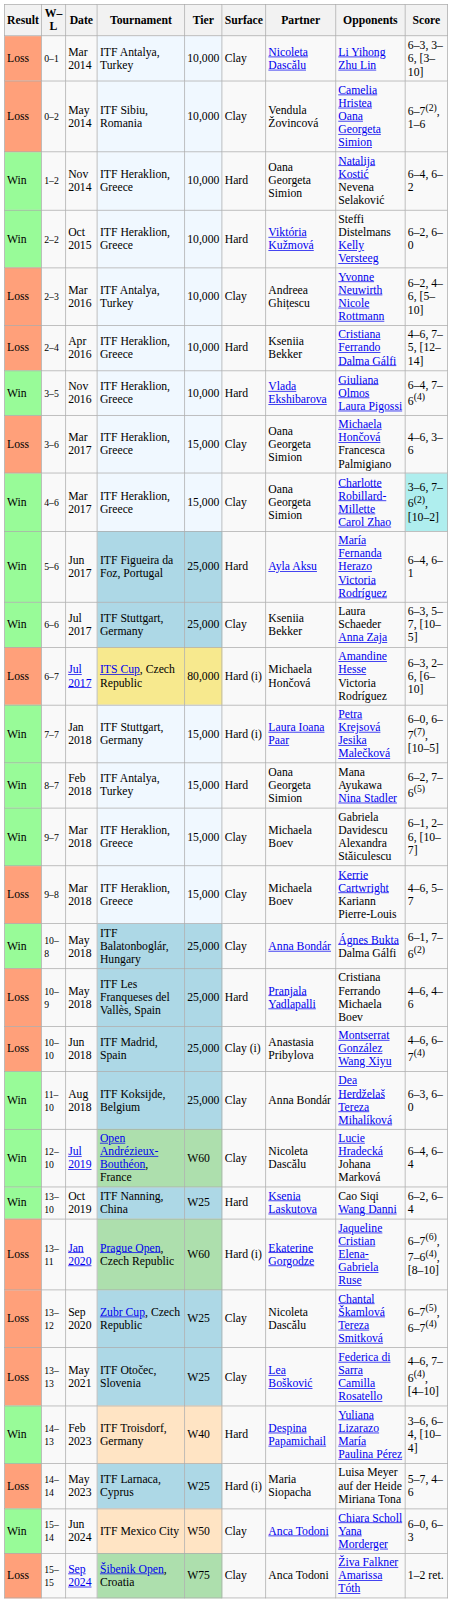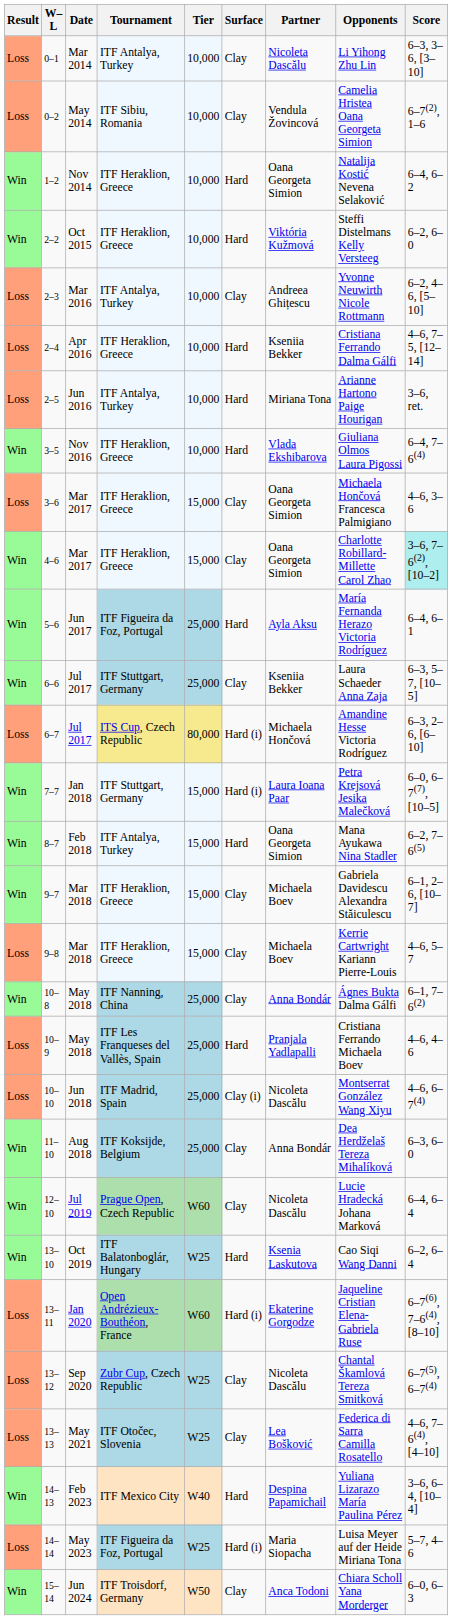+ row: (52, 400)
(134, 946) ITF Balatonboglár, Hungary -> (132, 999) ITF Nanning, China
(291, 1048) Anastasia Pribylova -> (288, 1096) Nicoleta Dascălu
(129, 1158) Open Andrézieux-Bouthéon, France -> (137, 1206) Prague Open, Czech Republic
(132, 1203) ITF Nanning, China -> (134, 1257) ITF Balatonboglár, Hungary
(137, 1254) Prague Open, Czech Republic -> (129, 1315) Open Andrézieux-Bouthéon, France
(133, 1434) ITF Troisdorf, Germany -> (140, 1495) ITF Mexico City
(130, 1486) ITF Larnaca, Cyprus -> (137, 1547) ITF Figueira da Foz, Portugal
(140, 1531) ITF Mexico City -> (133, 1592) ITF Troisdorf, Germany
- row: (52, 1576)
